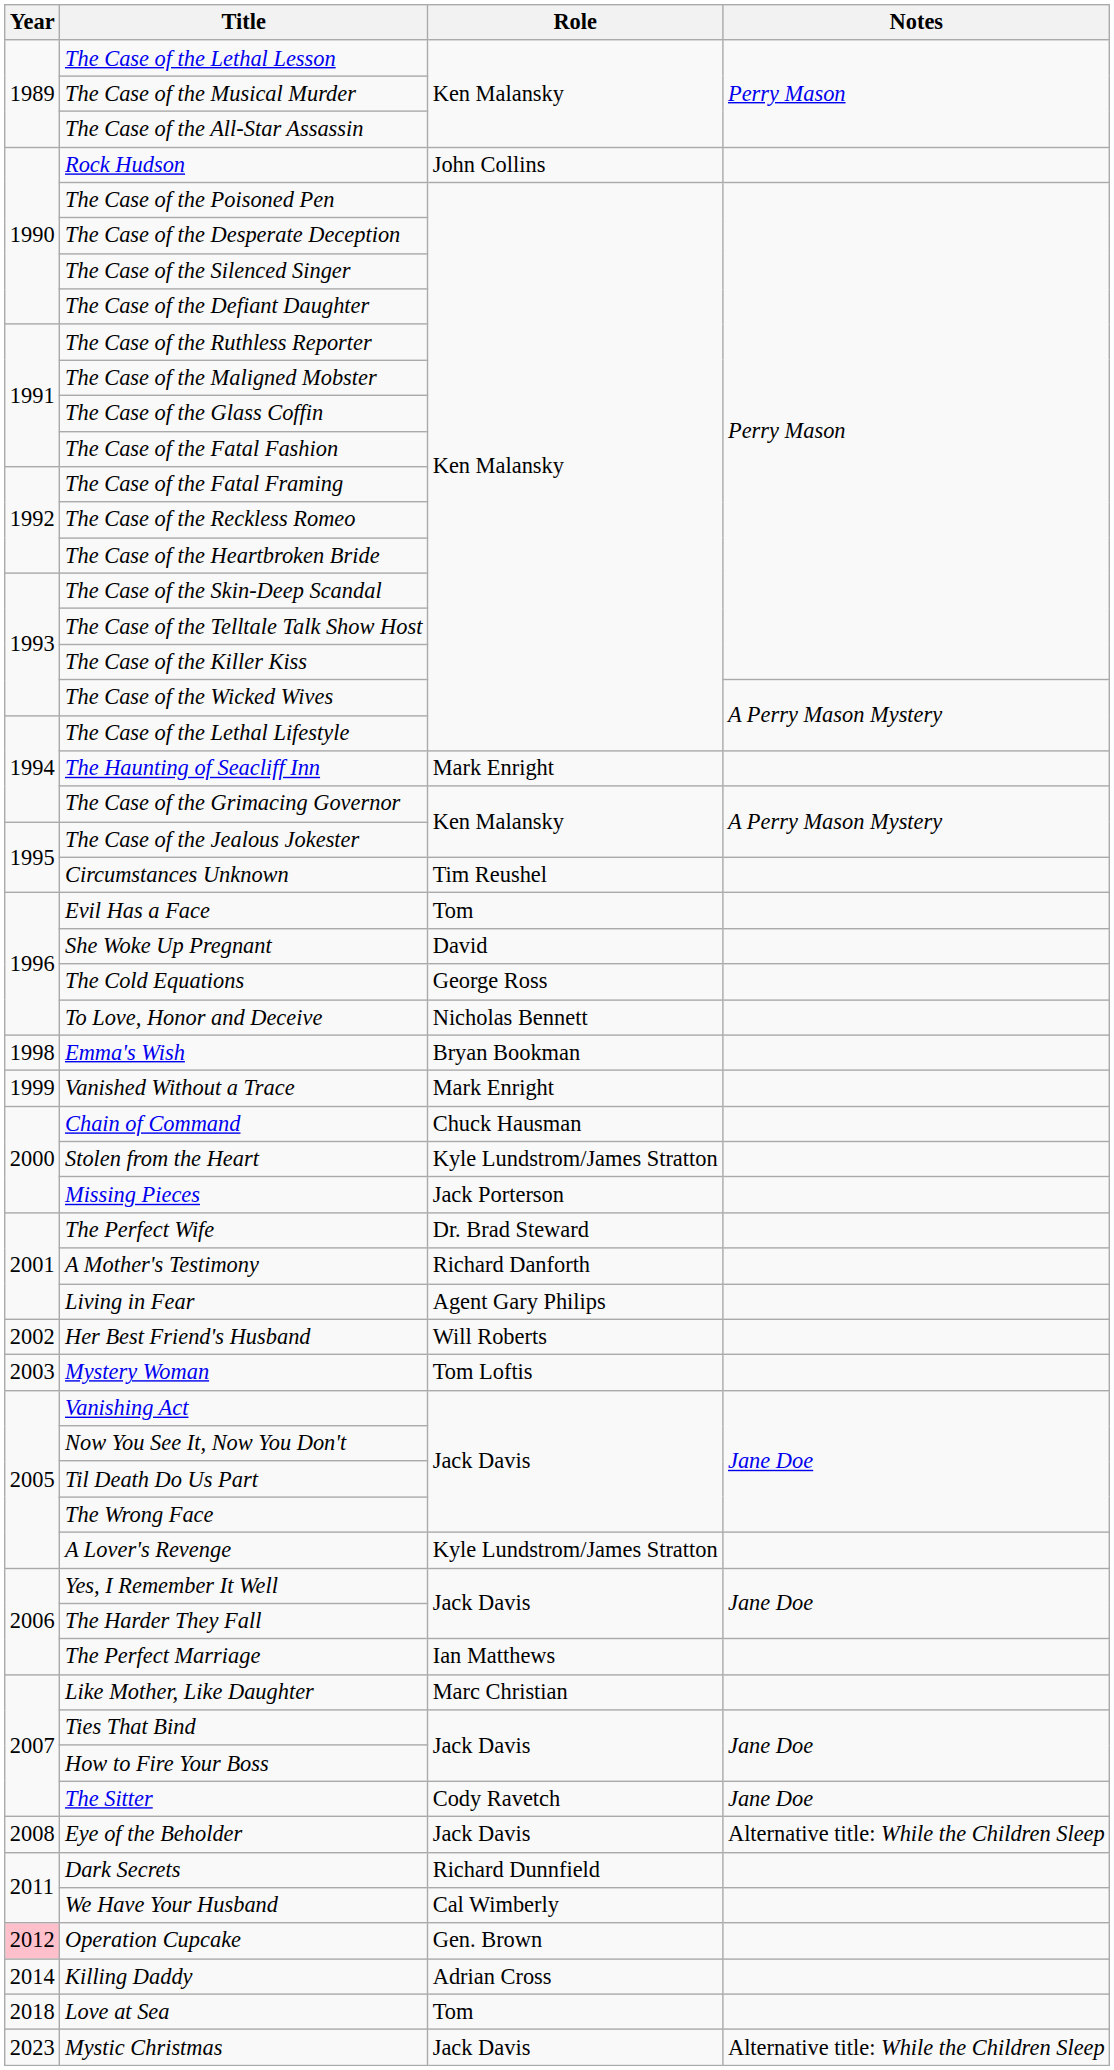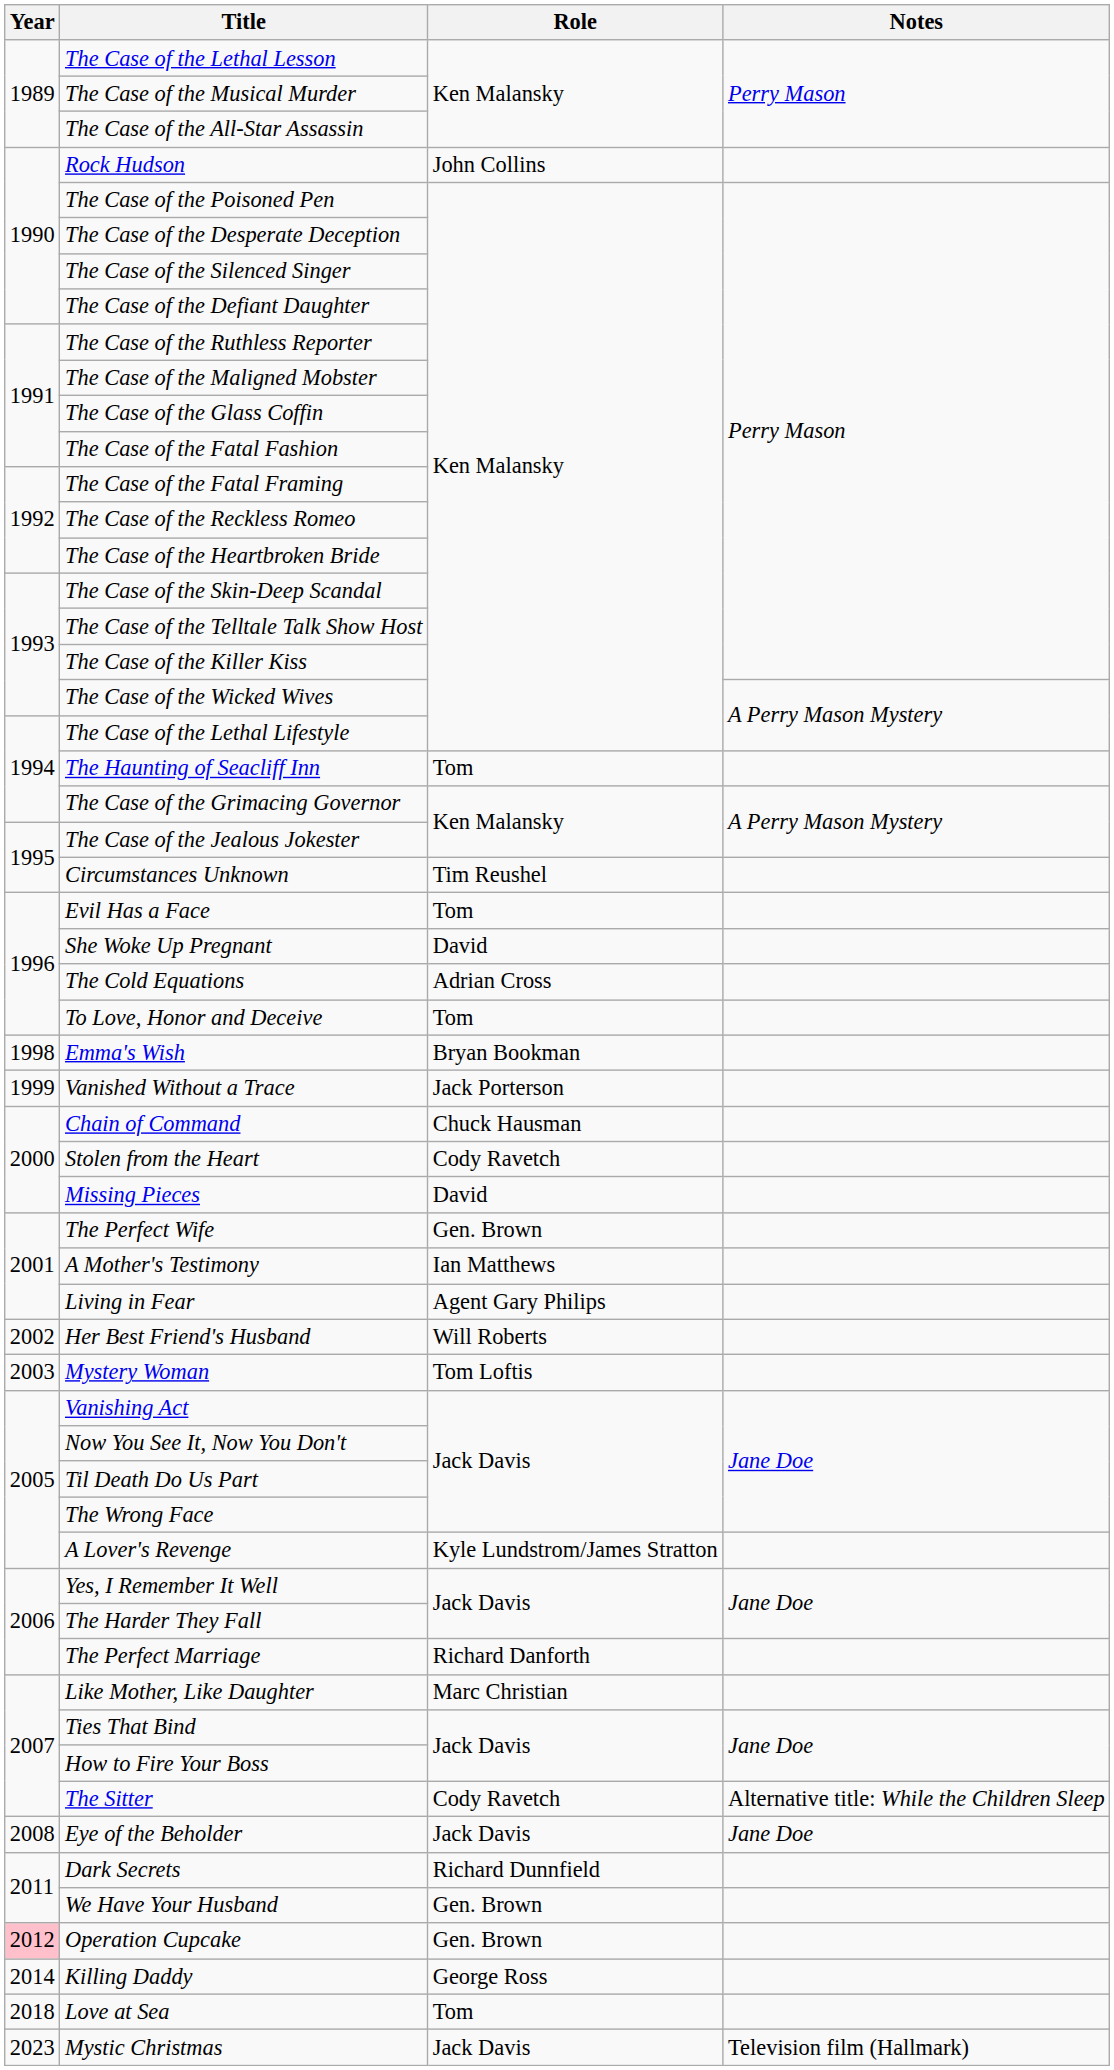(493, 768) Mark Enright -> (453, 768) Tom
(490, 981) George Ross -> (492, 981) Adrian Cross
(510, 1016) Nicholas Bennett -> (453, 1016) Tom
(493, 1088) Mark Enright -> (498, 1088) Jack Porterson
(575, 1159) Kyle Lundstrom/James Stratton -> (496, 1159) Cody Ravetch
(498, 1194) Jack Porterson -> (460, 1194) David
(511, 1230) Dr. Brad Steward -> (487, 1230) Gen. Brown
(511, 1265) Richard Danforth -> (494, 1265) Ian Matthews
(494, 1656) Ian Matthews -> (511, 1656) Richard Danforth
(771, 1798) Jane Doe -> (916, 1798) Alternative title: While the Children Sleep
(916, 1834) Alternative title: While the Children Sleep -> (771, 1834) Jane Doe
(496, 1905) Cal Wimberly -> (487, 1905) Gen. Brown
(492, 1976) Adrian Cross -> (490, 1976) George Ross
(916, 2047) Alternative title: While the Children Sleep -> (848, 2047) Television film (Hallmark)
